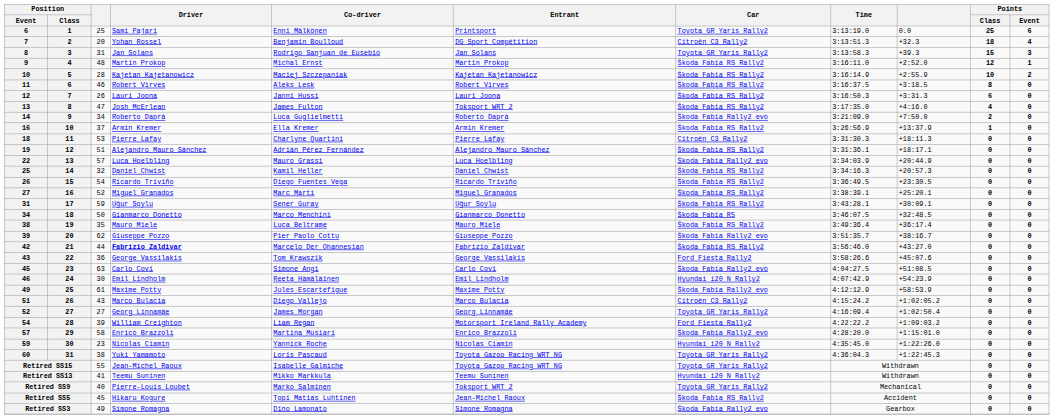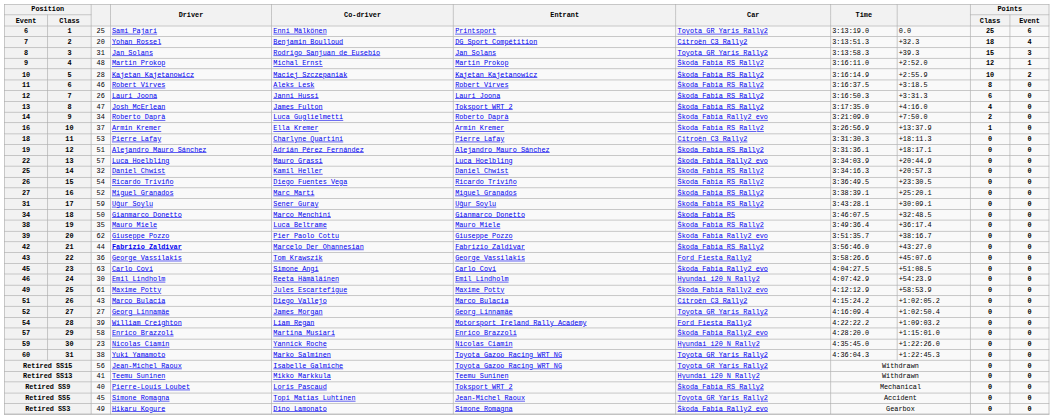(300, 355) Loris Pascaud -> (302, 355) Marko Salminen
(101, 366) 55 -> (101, 366) 56
(302, 387) Marko Salminen -> (300, 387) Loris Pascaud
(723, 387) Toyota GR Yaris Rally2 -> (721, 387) Škoda Fabia RS Rally2
(139, 398) Hikaru Kogure -> (141, 398) Simone Romagna
(721, 398) Škoda Fabia RS Rally2 -> (723, 398) Toyota GR Yaris Rally2
(141, 409) Simone Romagna -> (139, 409) Hikaru Kogure
